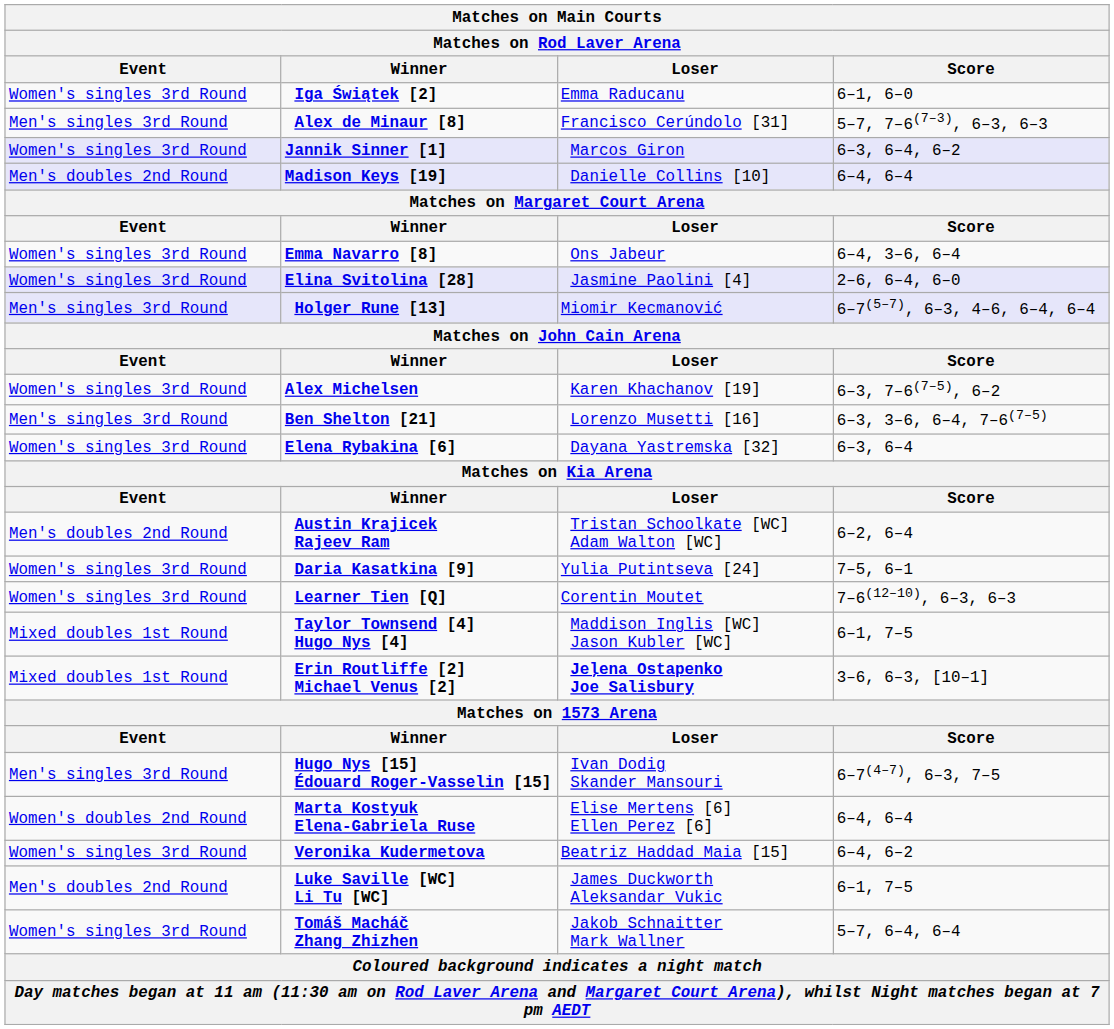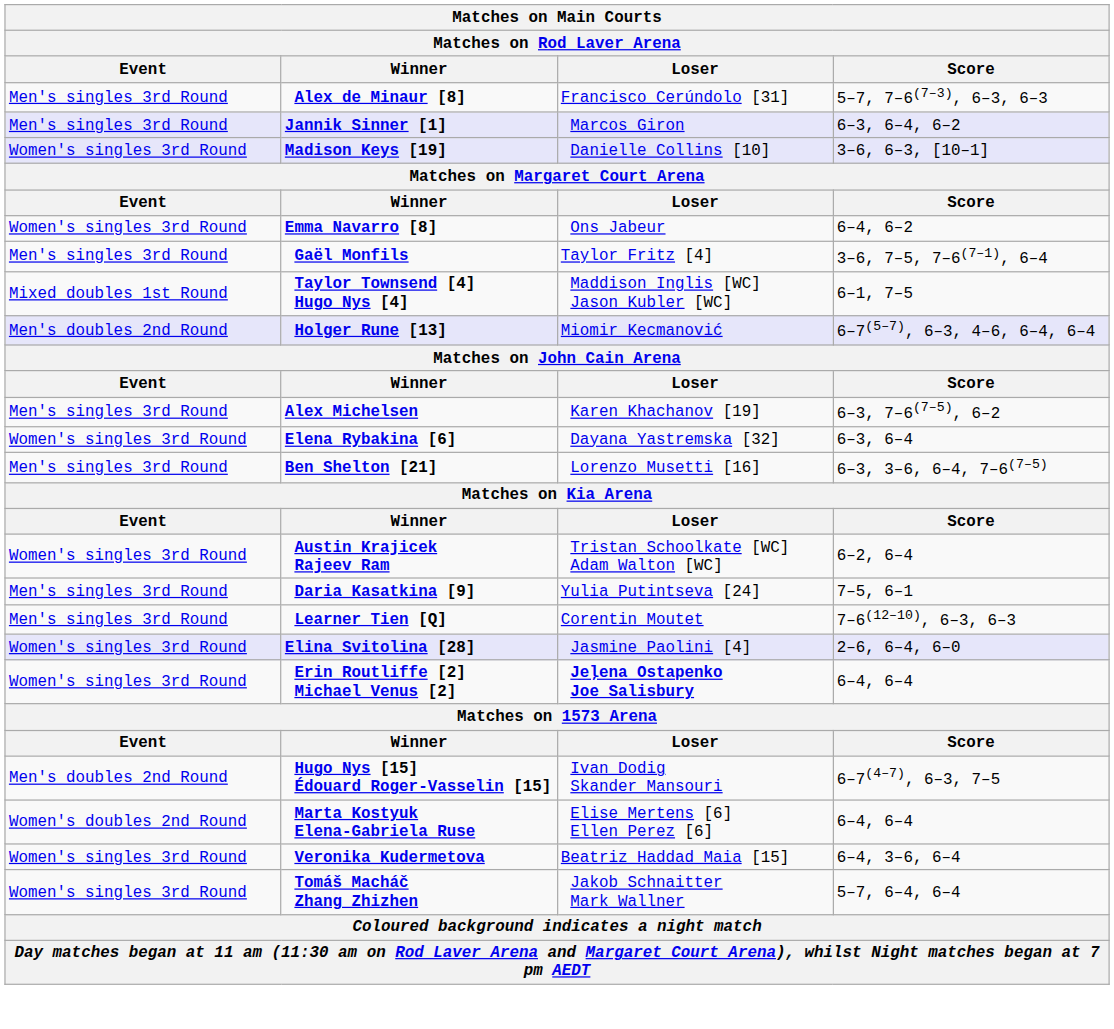- row: (361, 95)
(128, 151) Women's singles 3rd Round -> (118, 125) Men's singles 3rd Round
(118, 177) Men's doubles 2nd Round -> (128, 151) Women's singles 3rd Round
(875, 177) 6–4, 6–4 -> (913, 151) 3–6, 6–3, [10–1]
(899, 254) 6–4, 3–6, 6–4 -> (875, 228) 6–4, 6–2
+ row: (347, 256)
rows swapped: (380, 280) <-> (380, 634)
(118, 308) Men's singles 3rd Round -> (118, 330) Men's doubles 2nd Round
(128, 390) Women's singles 3rd Round -> (118, 412) Men's singles 3rd Round
rows swapped: (371, 447) <-> (361, 419)
(118, 534) Men's doubles 2nd Round -> (128, 556) Women's singles 3rd Round
(128, 569) Women's singles 3rd Round -> (118, 591) Men's singles 3rd Round
(128, 597) Women's singles 3rd Round -> (118, 619) Men's singles 3rd Round
(118, 678) Mixed doubles 1st Round -> (128, 682) Women's singles 3rd Round
(913, 678) 3–6, 6–3, [10–1] -> (875, 682) 6–4, 6–4
(118, 774) Men's singles 3rd Round -> (118, 778) Men's doubles 2nd Round
(875, 853) 6–4, 6–2 -> (899, 857) 6–4, 3–6, 6–4
- row: (371, 888)
